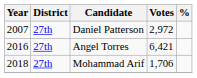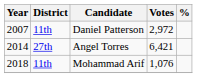(43, 30) 27th -> (43, 30) 11th
(18, 47) 2016 -> (18, 47) 2014
(43, 64) 27th -> (43, 64) 11th
(161, 64) 1,706 -> (161, 64) 1,076
